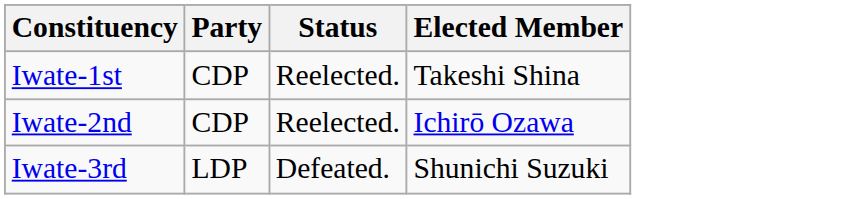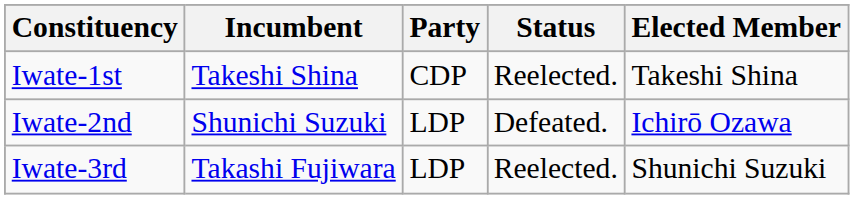+ column: (294, 27)
(220, 121) CDP -> (437, 121) LDP
(338, 121) Reelected. -> (551, 121) Defeated.
(333, 168) Defeated. -> (556, 168) Reelected.
